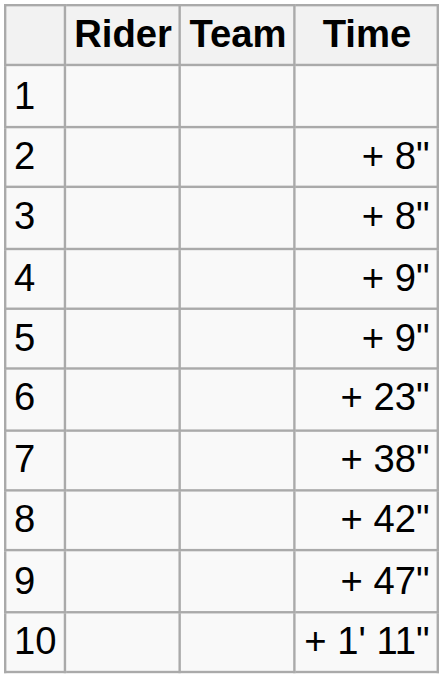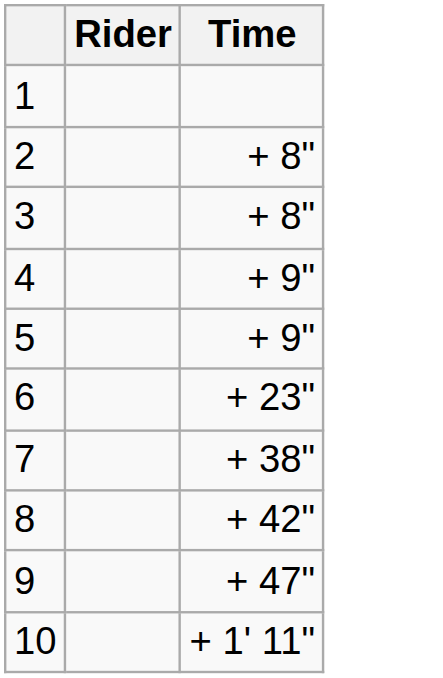- column: (238, 34)
